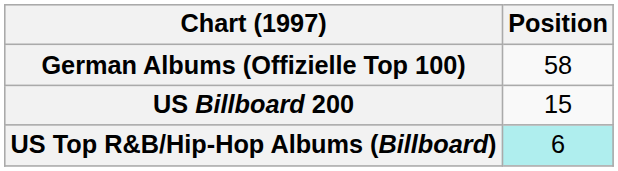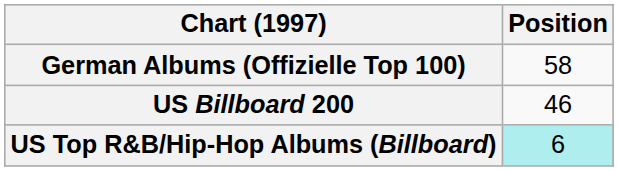(558, 104) 15 -> (558, 104) 46
